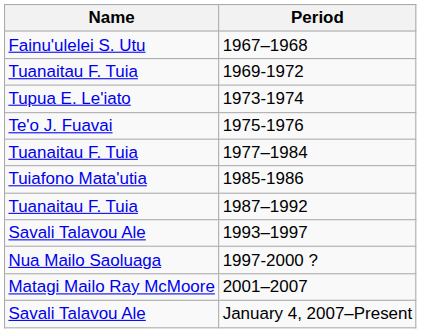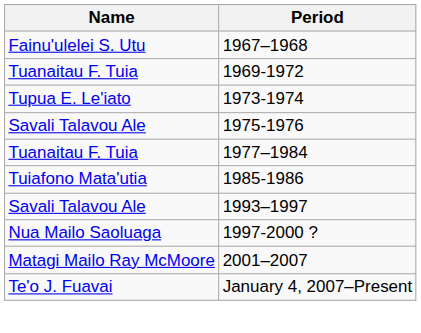(60, 125) Te'o J. Fuavai -> (77, 125) Savali Talavou Ale
- row: (265, 206)
(77, 313) Savali Talavou Ale -> (60, 286) Te'o J. Fuavai
